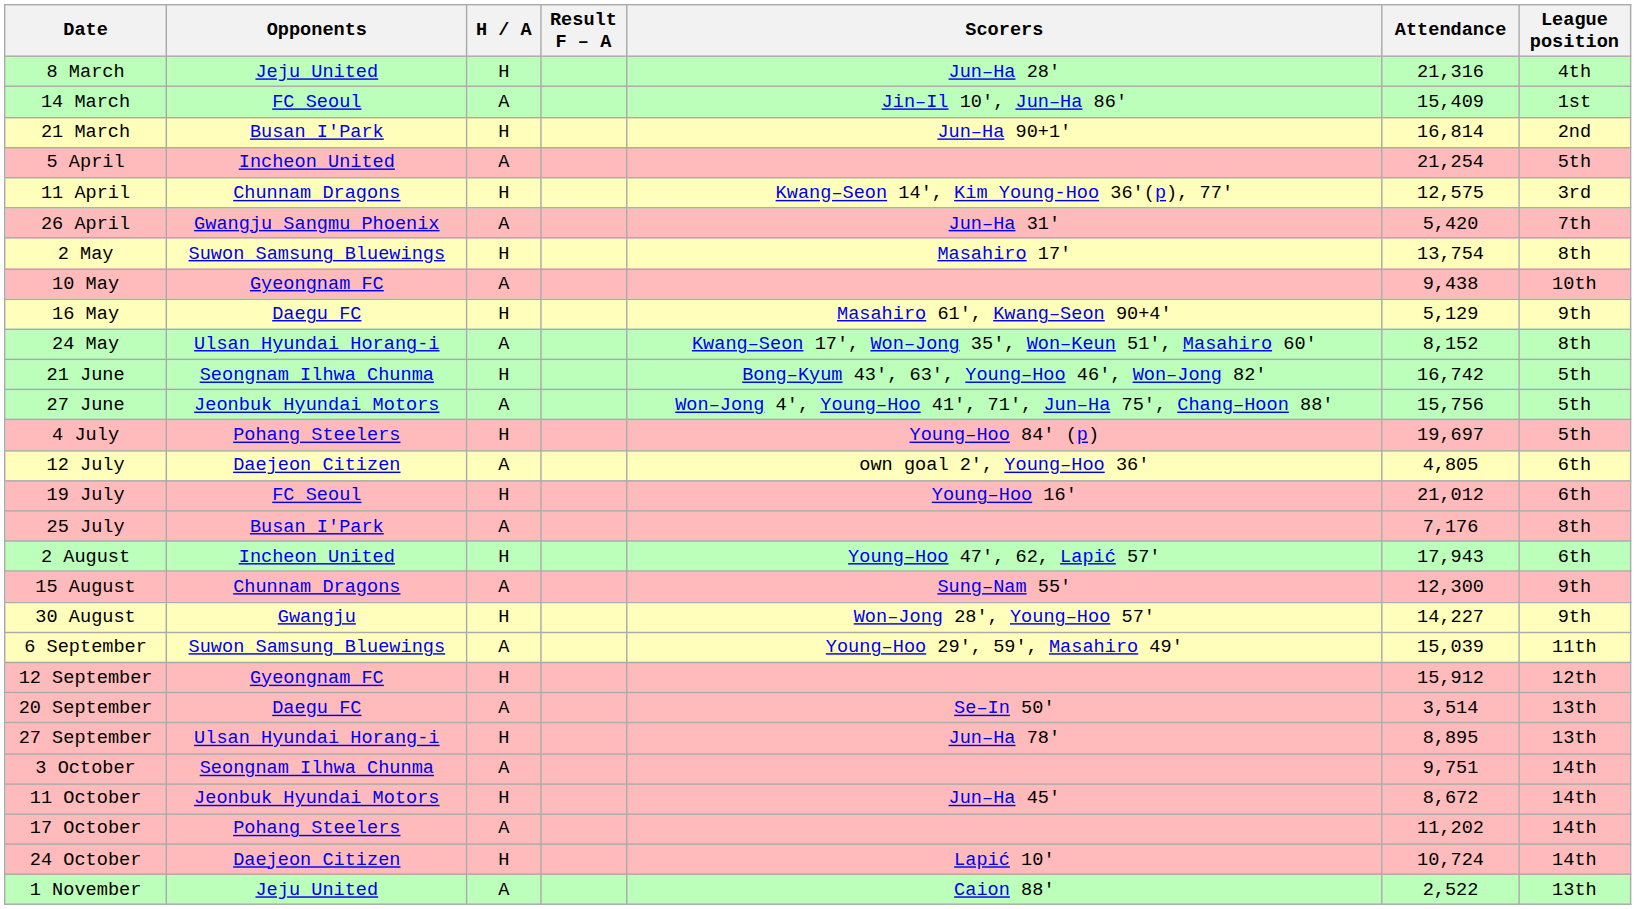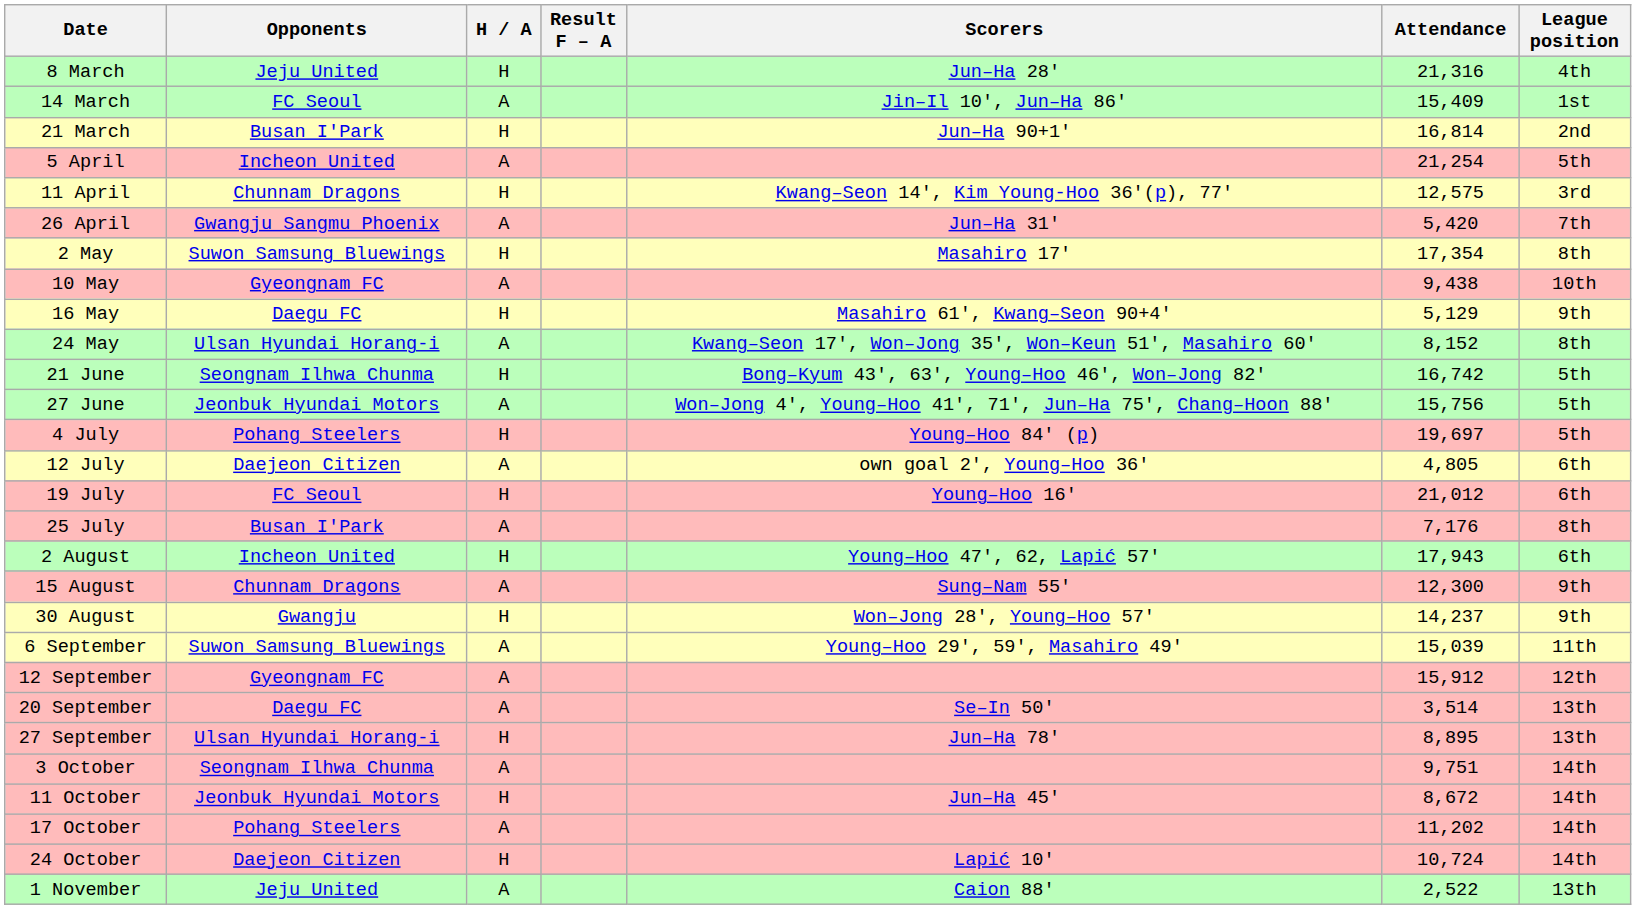(1451, 253) 13,754 -> (1451, 253) 17,354
(1451, 617) 14,227 -> (1451, 617) 14,237
(504, 678) H -> (504, 678) A
